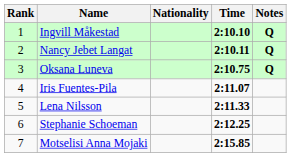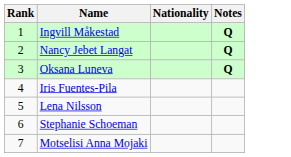- column: (232, 13)
